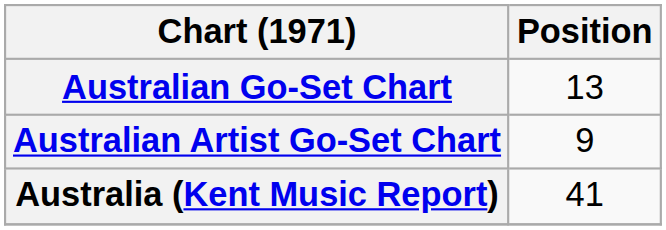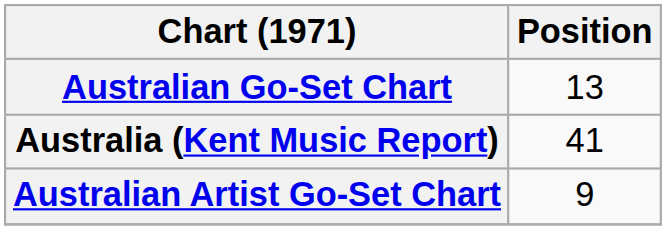rows swapped: (257, 140) <-> (257, 195)
